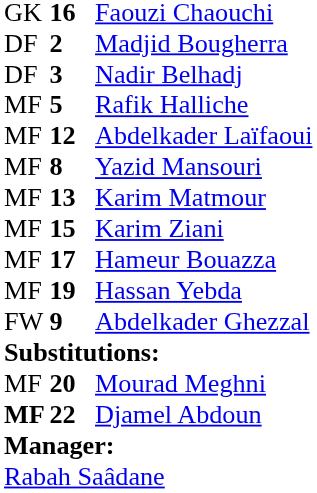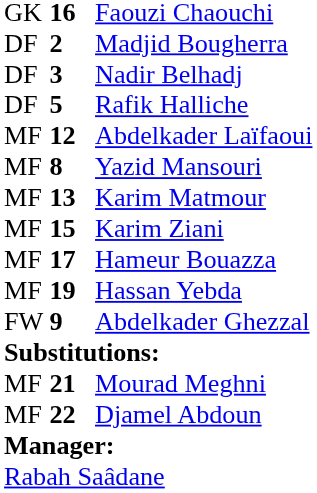(23, 104) MF -> (21, 104) DF
(63, 383) 20 -> (63, 383) 21
(24, 414) bold -> (23, 414) normal
